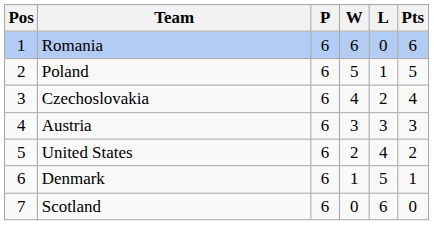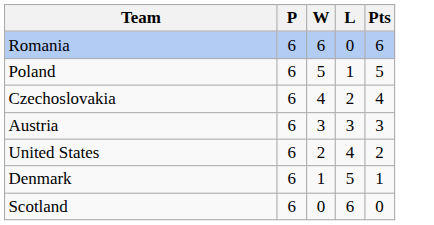- column: (21, 17)
